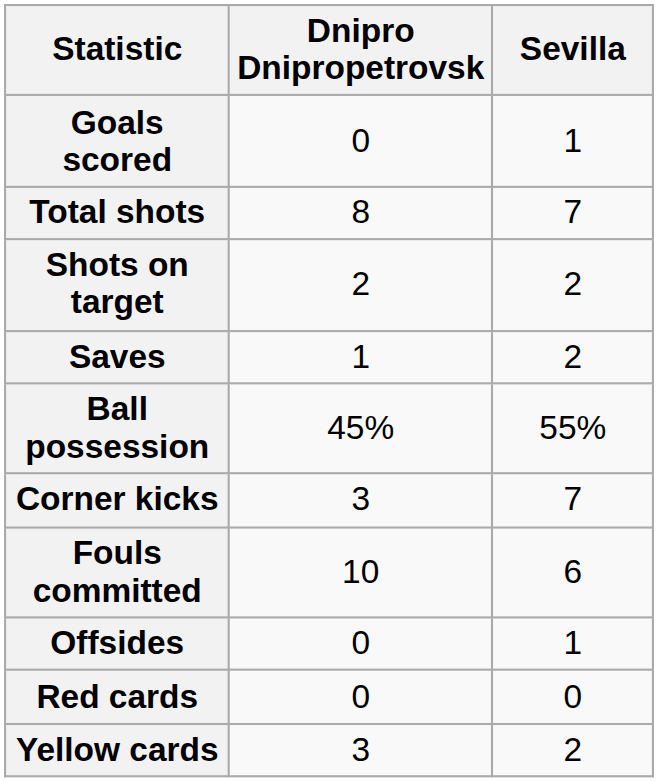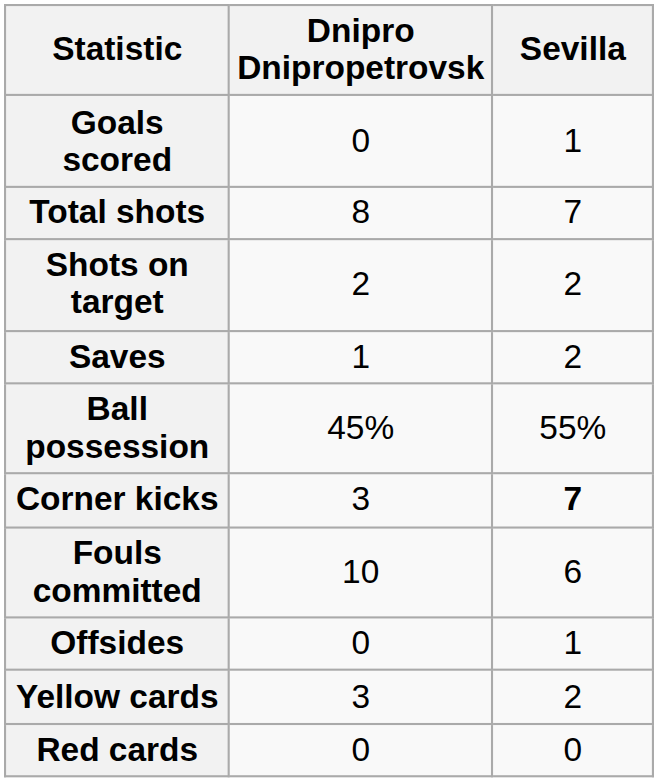(573, 499) normal -> (573, 499) bold
rows swapped: (117, 749) <-> (117, 696)
